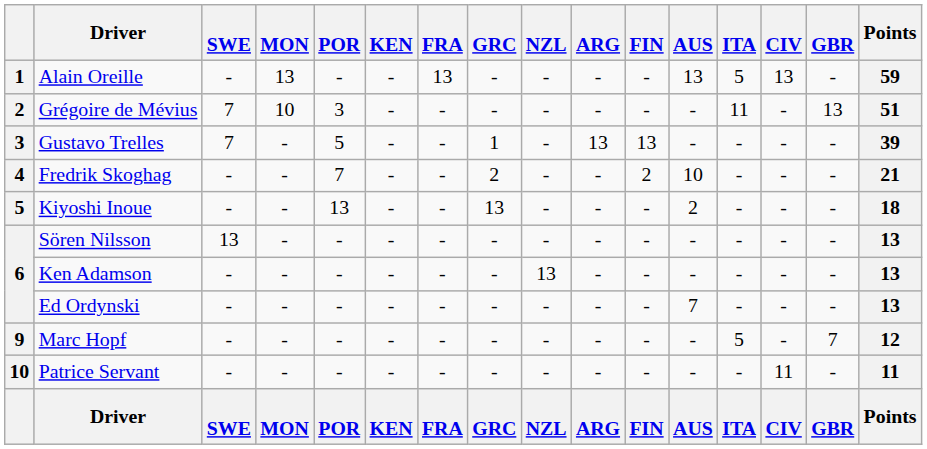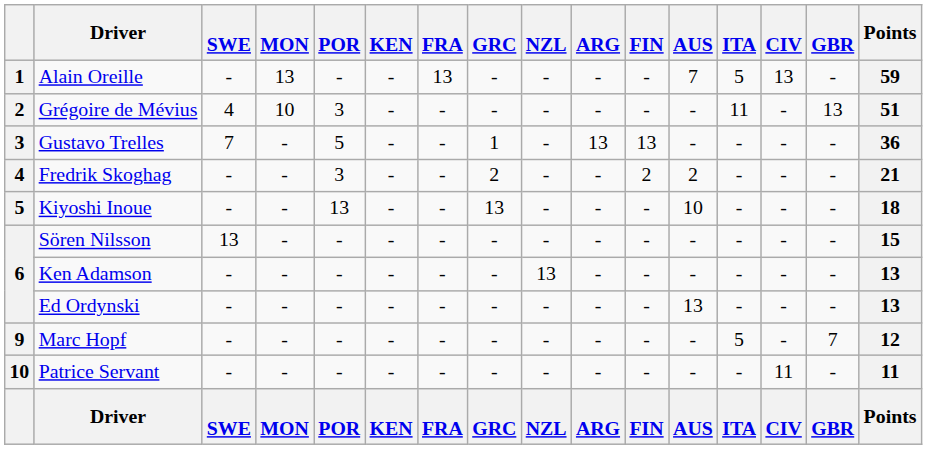(693, 76) 13 -> (693, 76) 7
(229, 109) 7 -> (229, 109) 4
(890, 142) 39 -> (890, 142) 36
(339, 174) 7 -> (339, 174) 3
(693, 174) 10 -> (693, 174) 2
(693, 207) 2 -> (693, 207) 10
(890, 240) 13 -> (890, 240) 15
(693, 305) 7 -> (693, 305) 13
